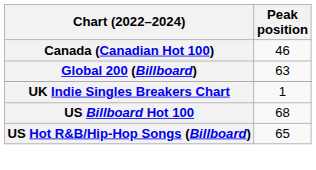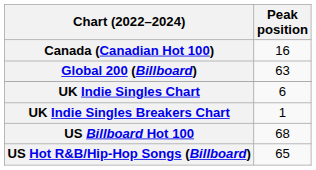(282, 50) 46 -> (282, 50) 16
+ row: (129, 92)
